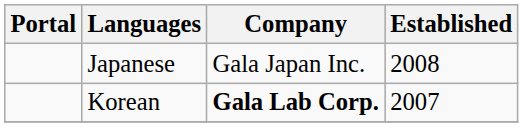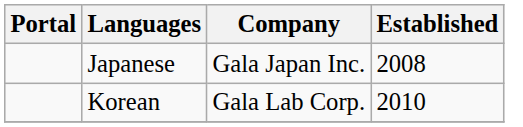(296, 102) bold -> (289, 102) normal
(415, 102) 2007 -> (401, 102) 2010
